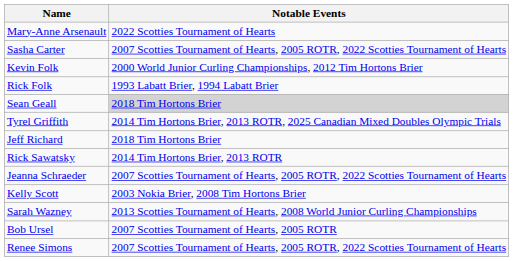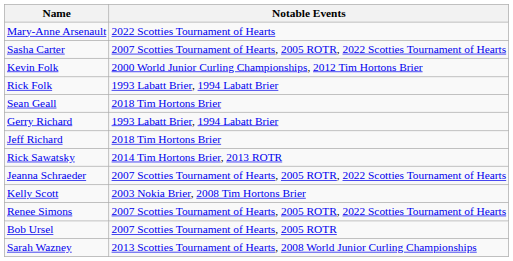(166, 103) lightgrey background -> (166, 103) no background
- row: (38, 121)
+ row: (40, 121)
rows swapped: (40, 247) <-> (39, 211)
